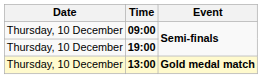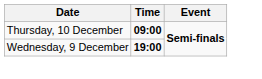(65, 47) Thursday, 10 December -> (68, 47) Wednesday, 9 December
- row: (142, 64)
